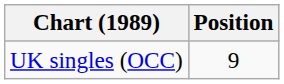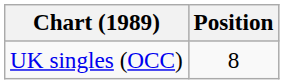(233, 59) 9 -> (233, 59) 8
